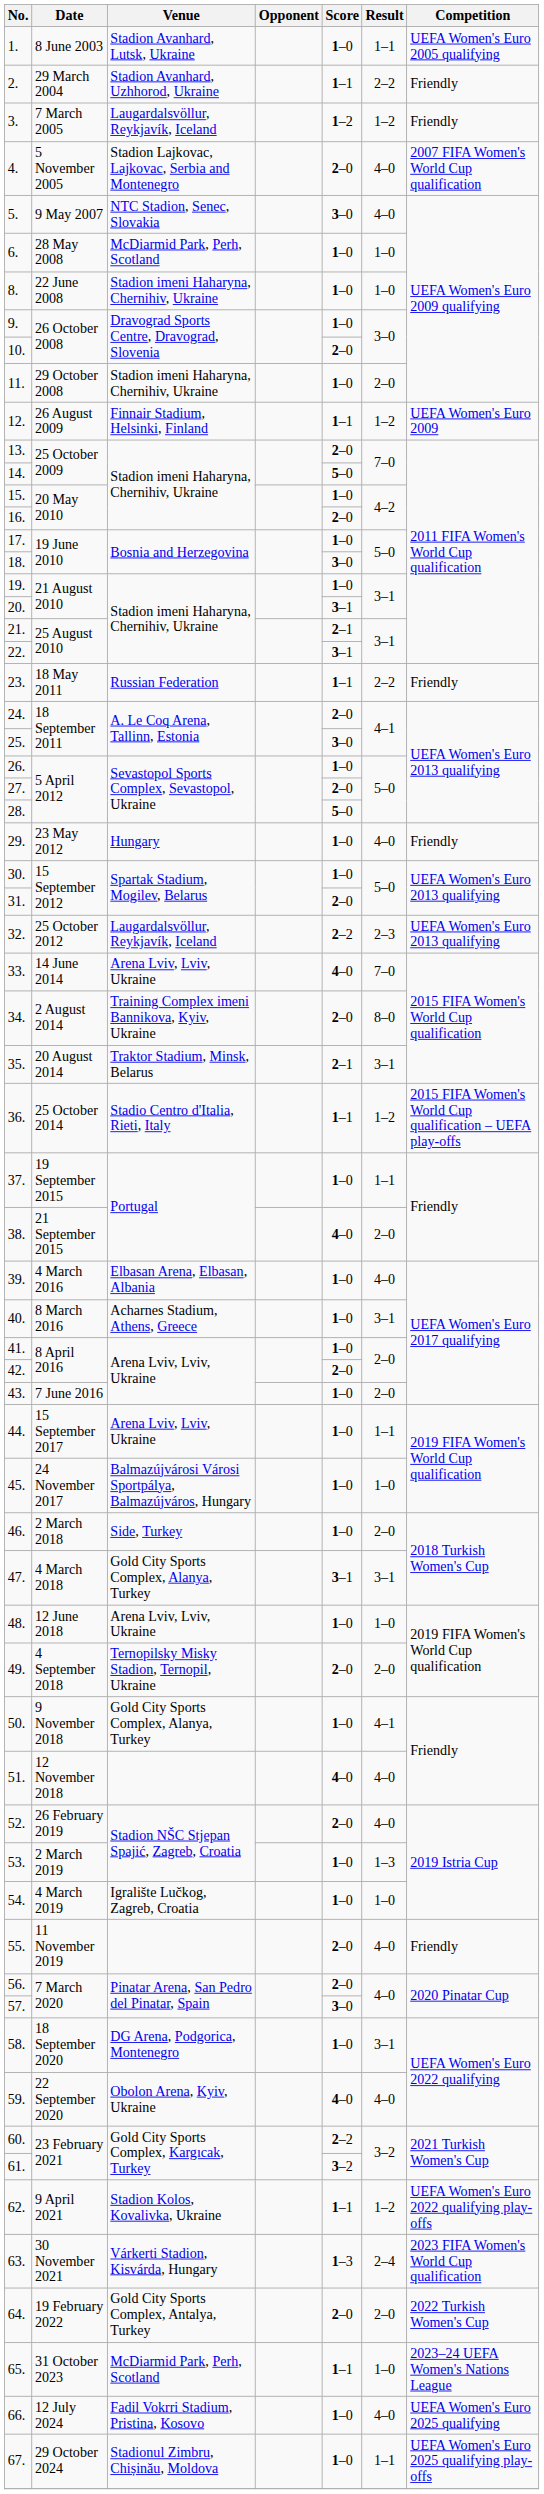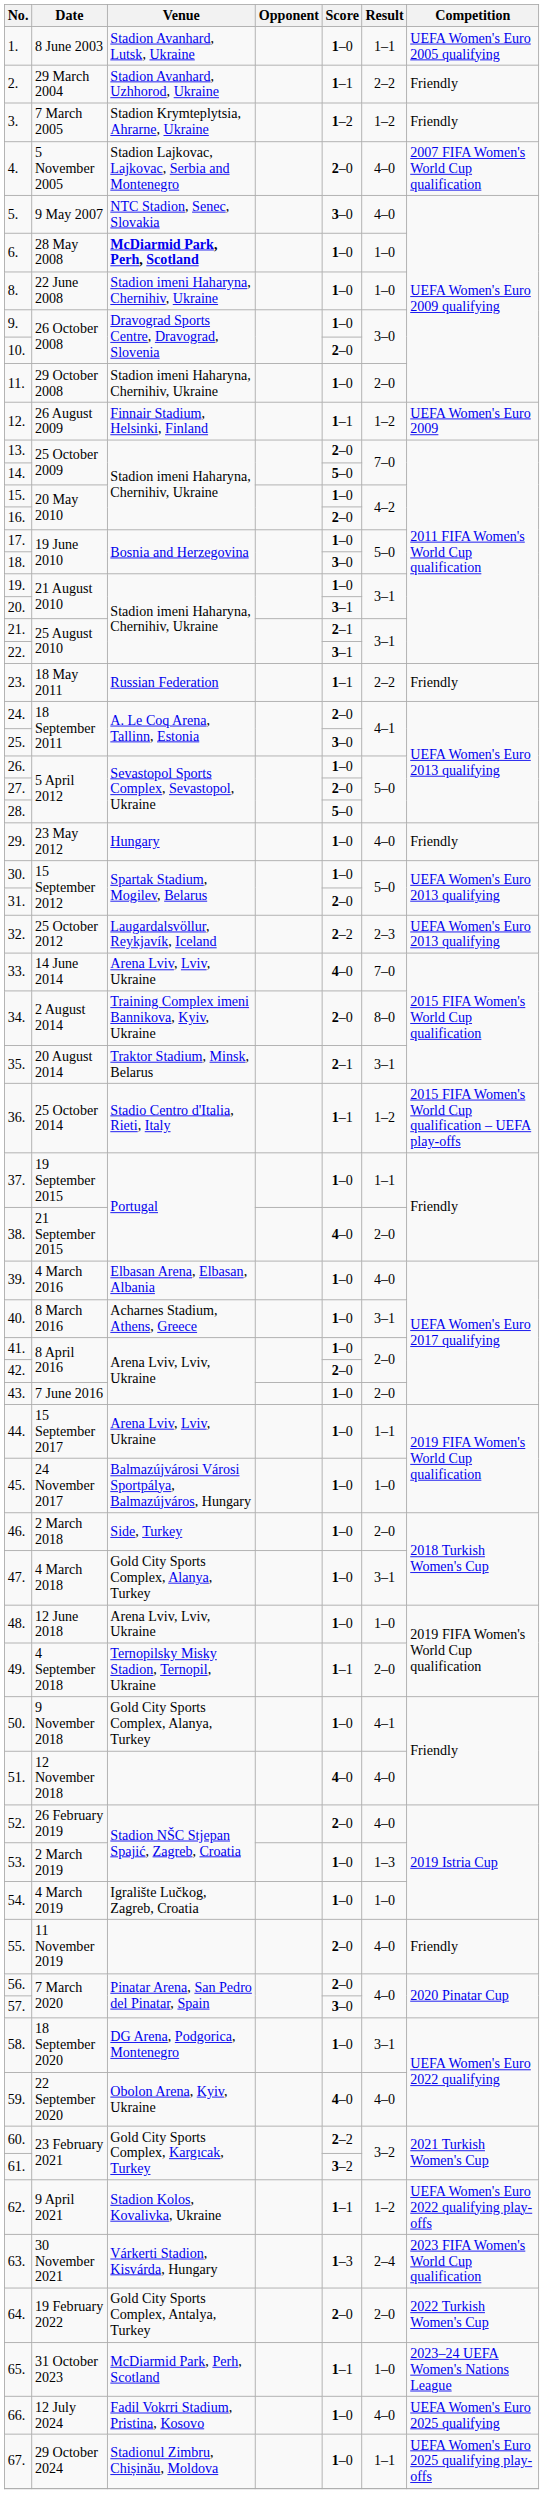(163, 122) Laugardalsvöllur, Reykjavík, Iceland -> (176, 122) Stadion Krymteplytsia, Ahrarne, Ukraine
(176, 252) normal -> (164, 252) bold
(342, 1577) 3–1 -> (342, 1577) 1–0
(342, 1669) 2–0 -> (342, 1669) 1–1
